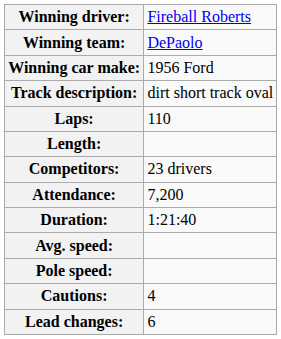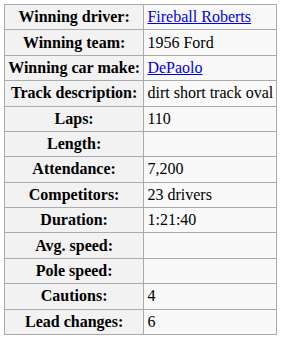(175, 42) DePaolo -> (181, 42) 1956 Ford
(181, 67) 1956 Ford -> (175, 67) DePaolo
rows swapped: (74, 169) <-> (74, 194)
